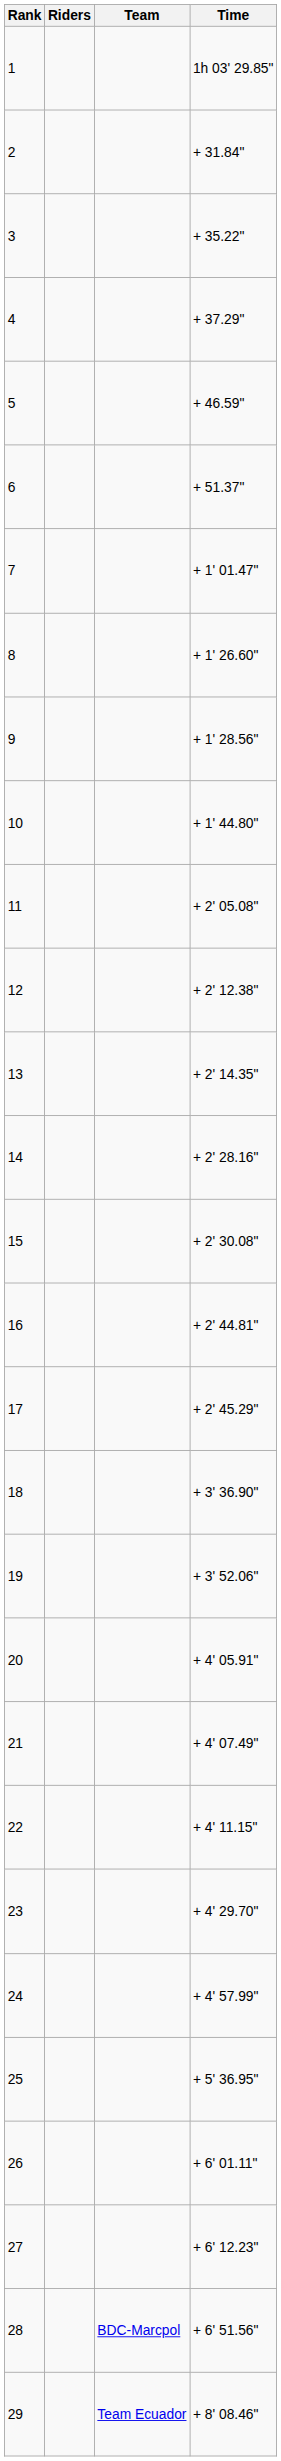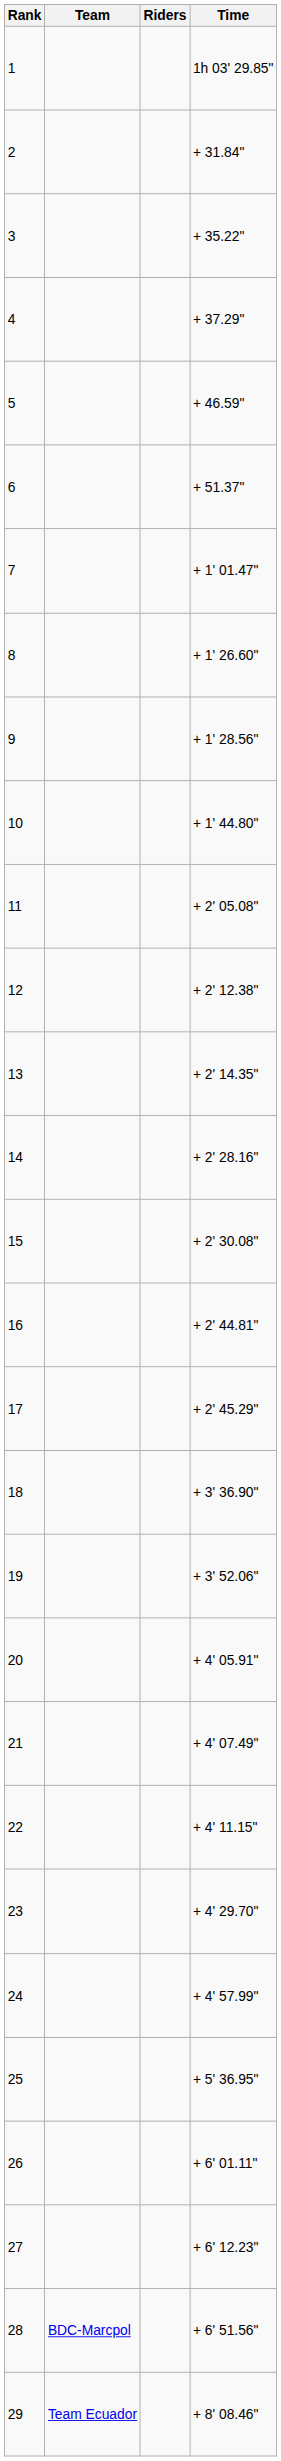columns swapped: (142, 16) <-> (69, 16)
